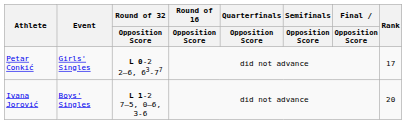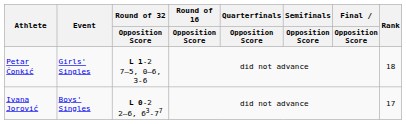(140, 67) L 0-2 2–6, 63-77 -> (140, 71) L 1-2 7–5, 0–6, 3-6
(391, 63) 17 -> (391, 66) 18
(140, 104) L 1-2 7–5, 0–6, 3-6 -> (140, 107) L 0-2 2–6, 63-77
(391, 99) 20 -> (391, 103) 17
